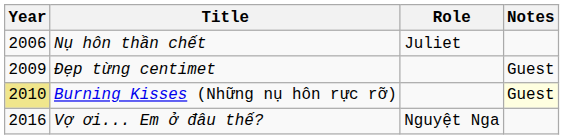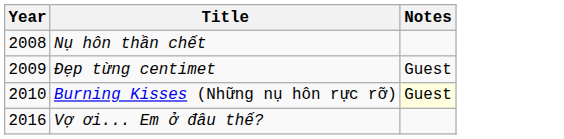- column: (452, 18)
(27, 43) 2006 -> (27, 43) 2008
(27, 95) khaki background -> (27, 95) no background
